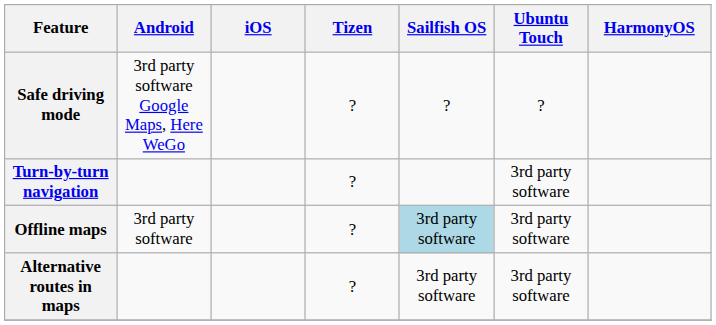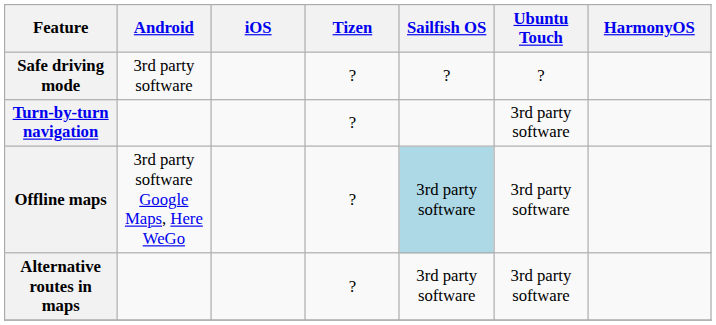(164, 105) 3rd party software Google Maps, Here WeGo -> (164, 75) 3rd party software
(164, 229) 3rd party software -> (164, 199) 3rd party software Google Maps, Here WeGo
